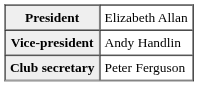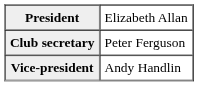rows swapped: (52, 42) <-> (52, 67)
